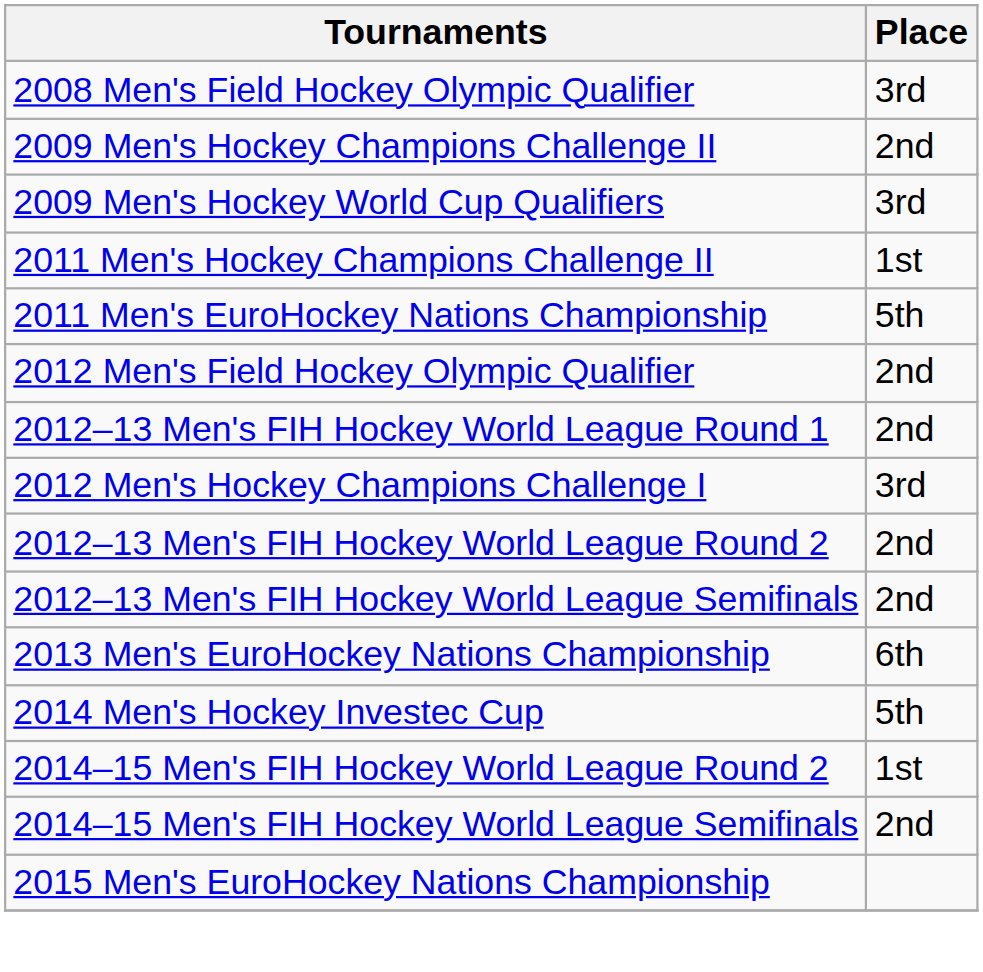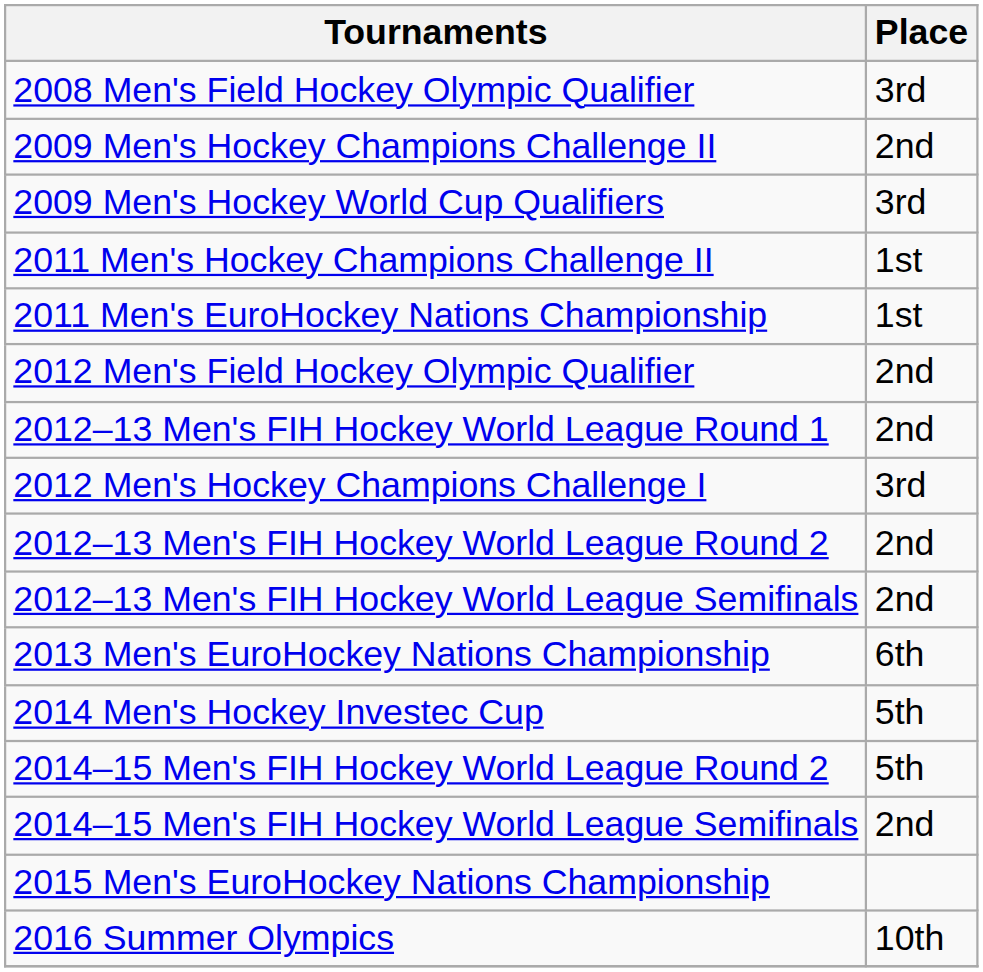(900, 315) 5th -> (899, 315) 1st
(899, 768) 1st -> (900, 768) 5th
+ row: (204, 938)
